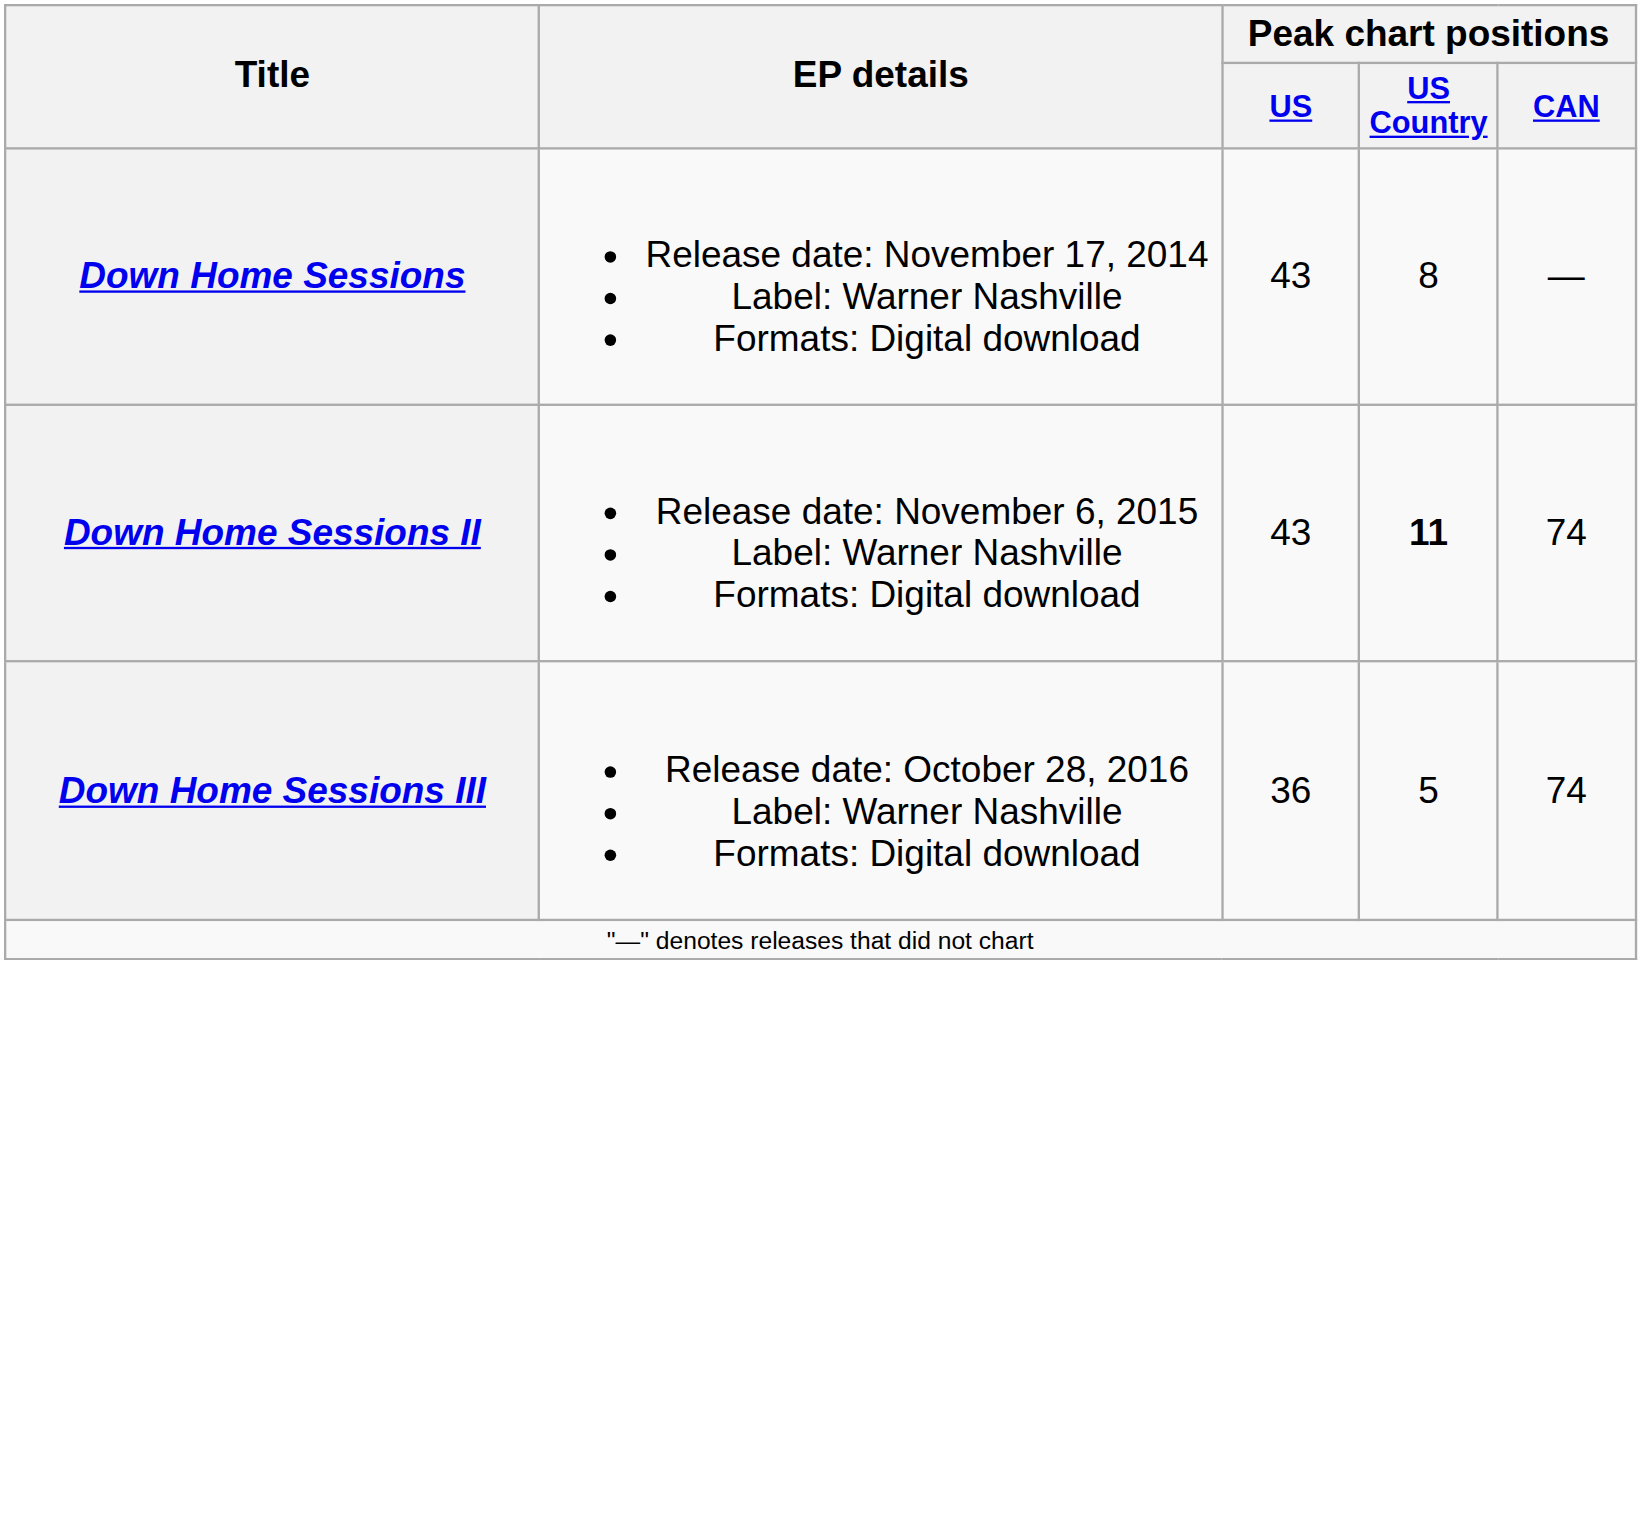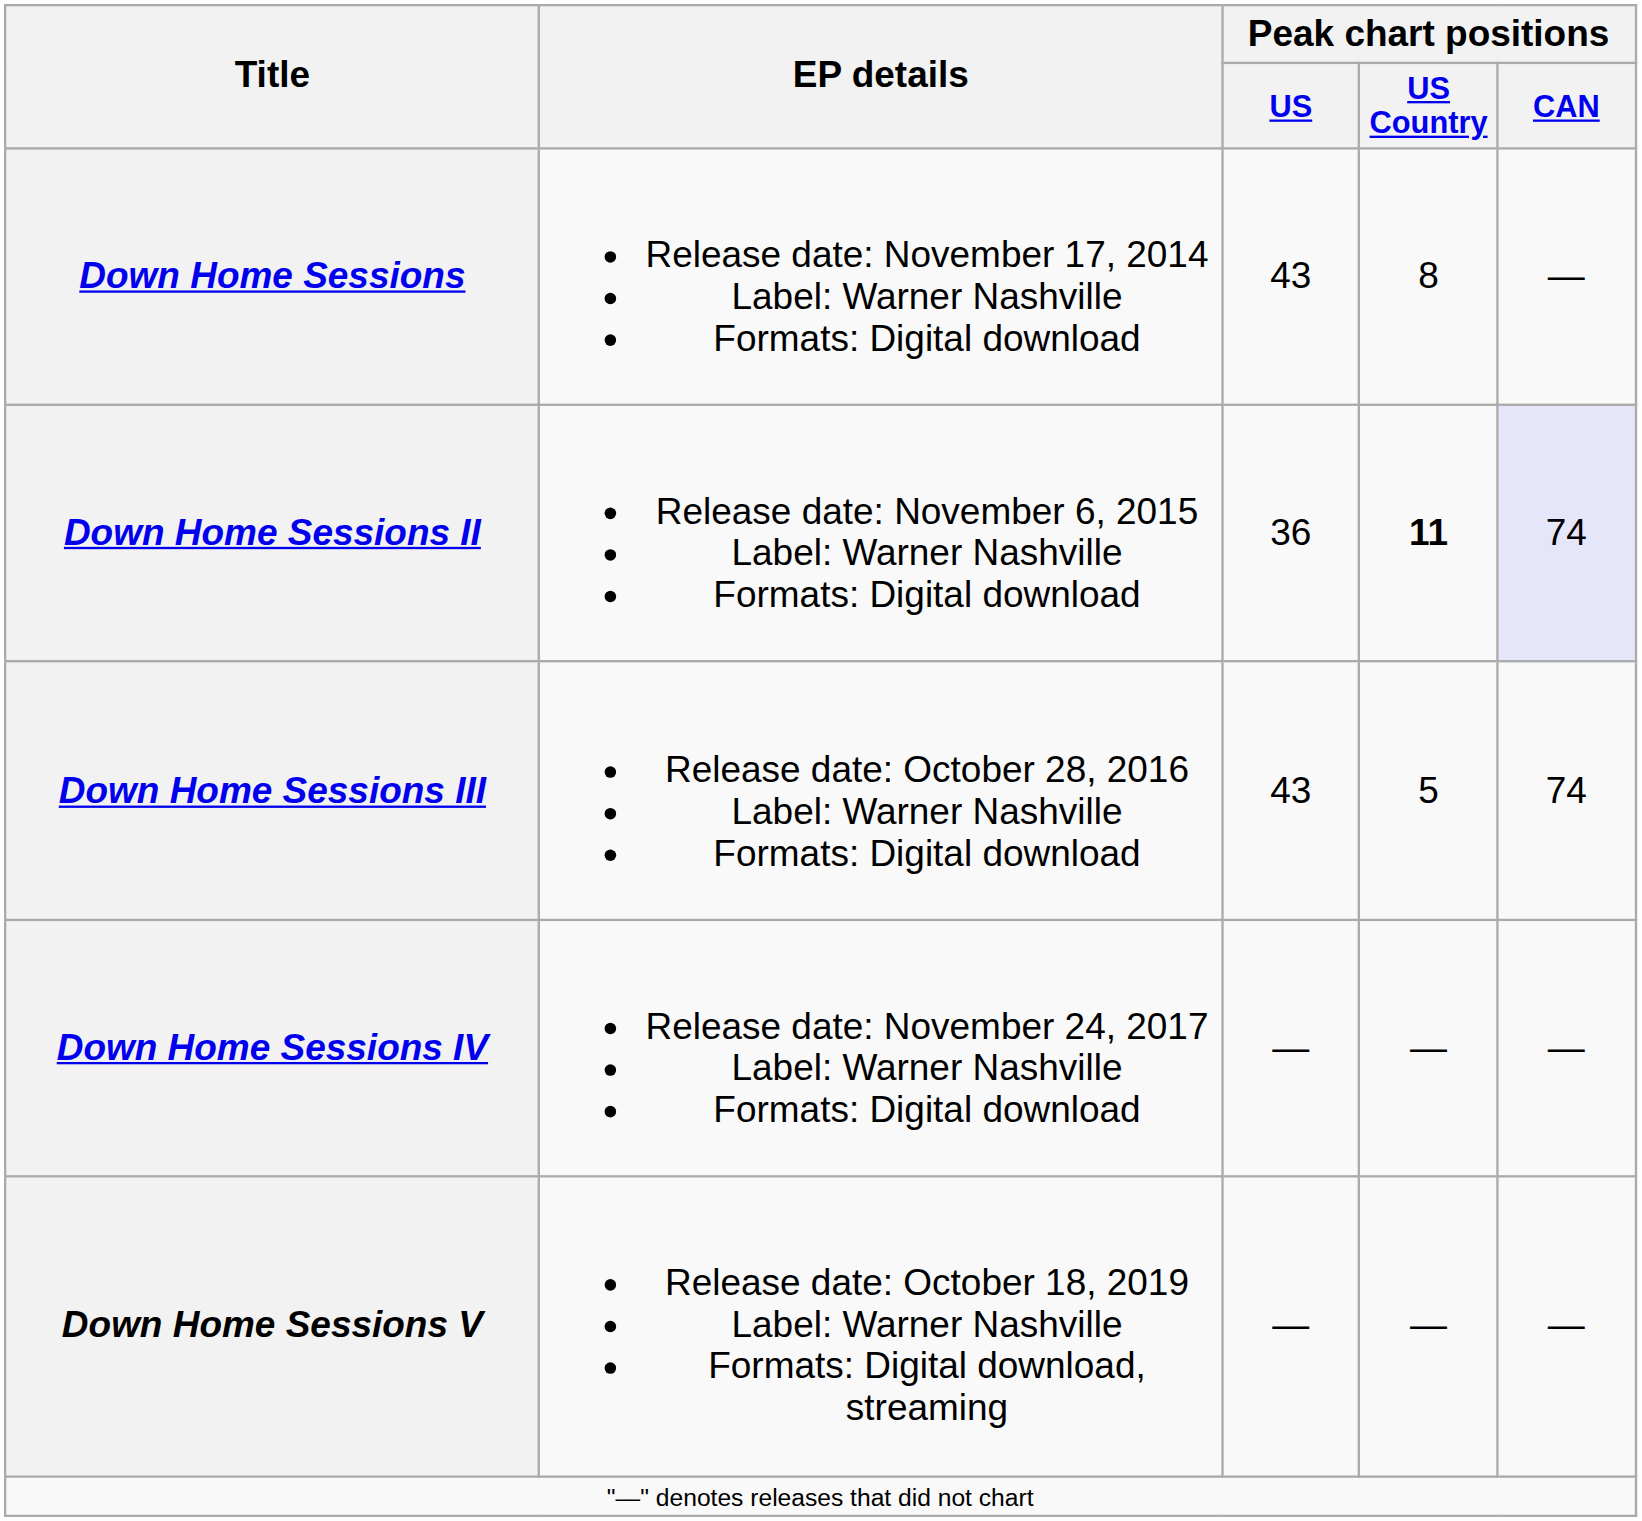(1291, 532) 43 -> (1291, 532) 36
(1566, 532) no background -> (1566, 532) lavender background
(1291, 790) 36 -> (1291, 790) 43
+ row: (272, 1047)
+ row: (272, 1325)
